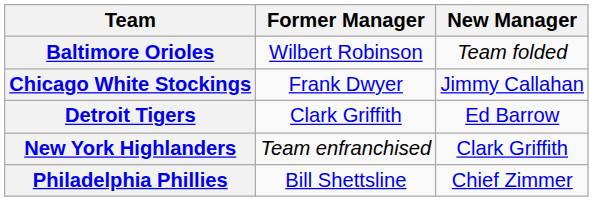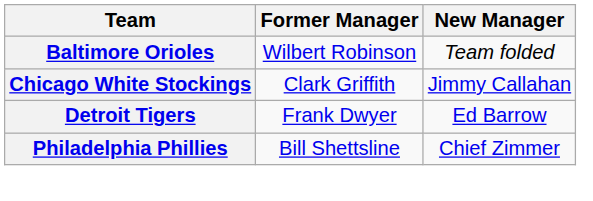(346, 84) Frank Dwyer -> (339, 84) Clark Griffith
(346, 116) Clark Griffith -> (339, 116) Frank Dwyer
- row: (130, 148)
